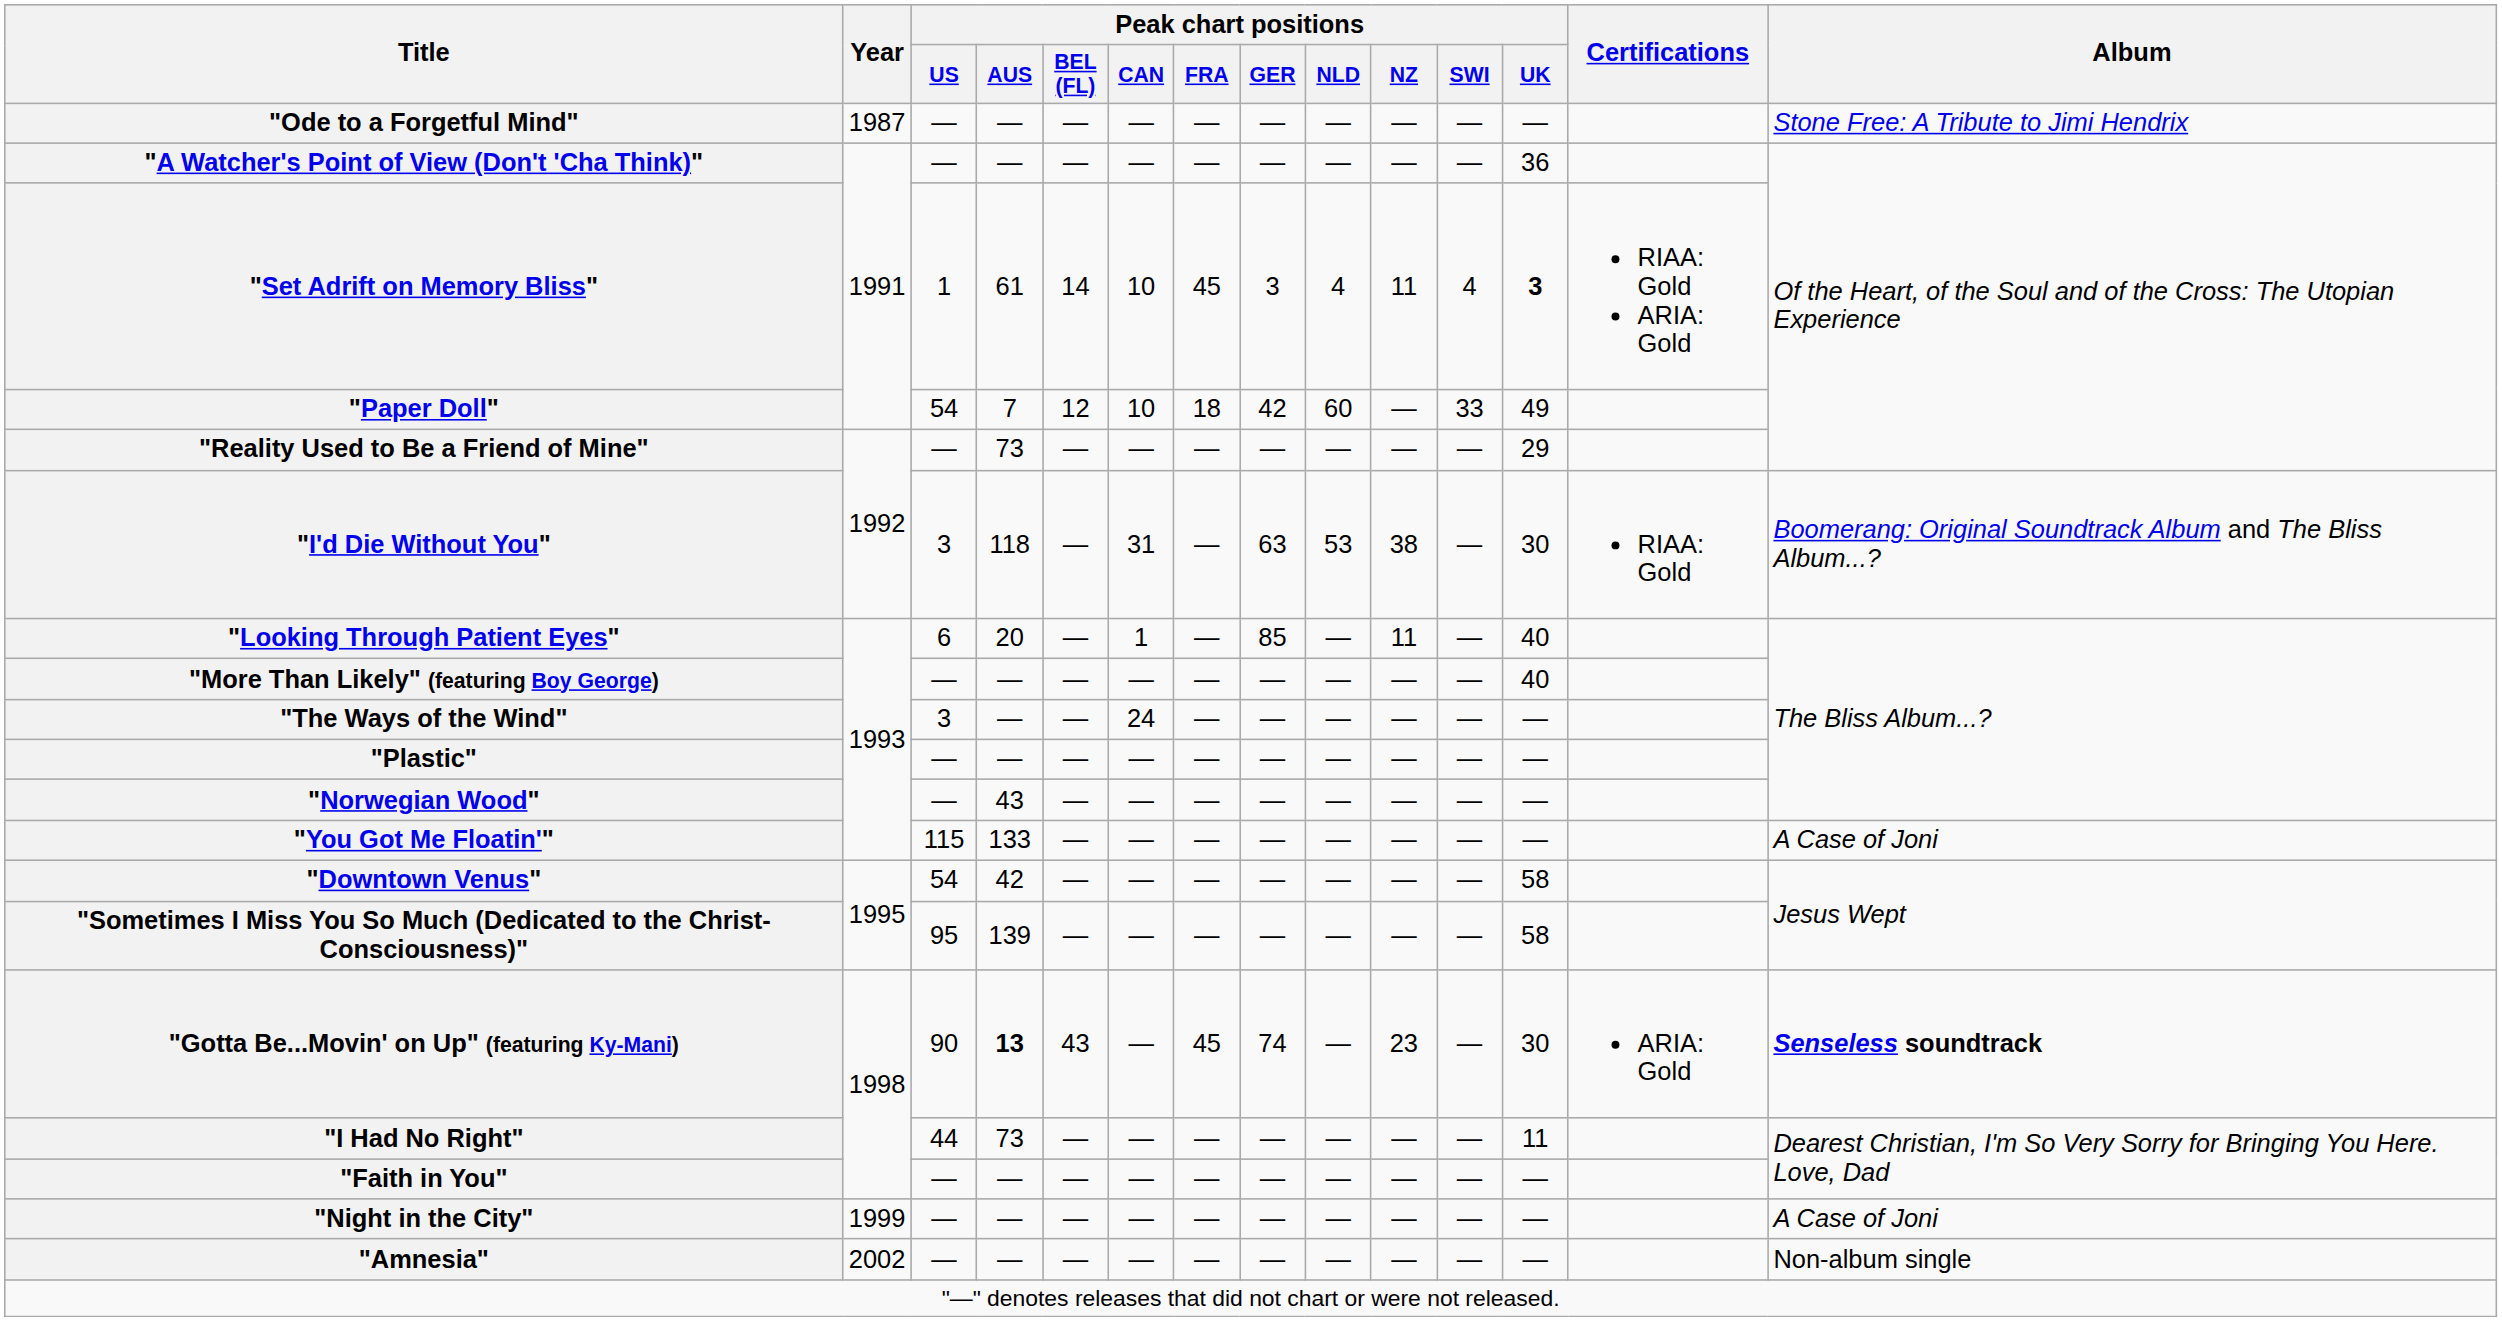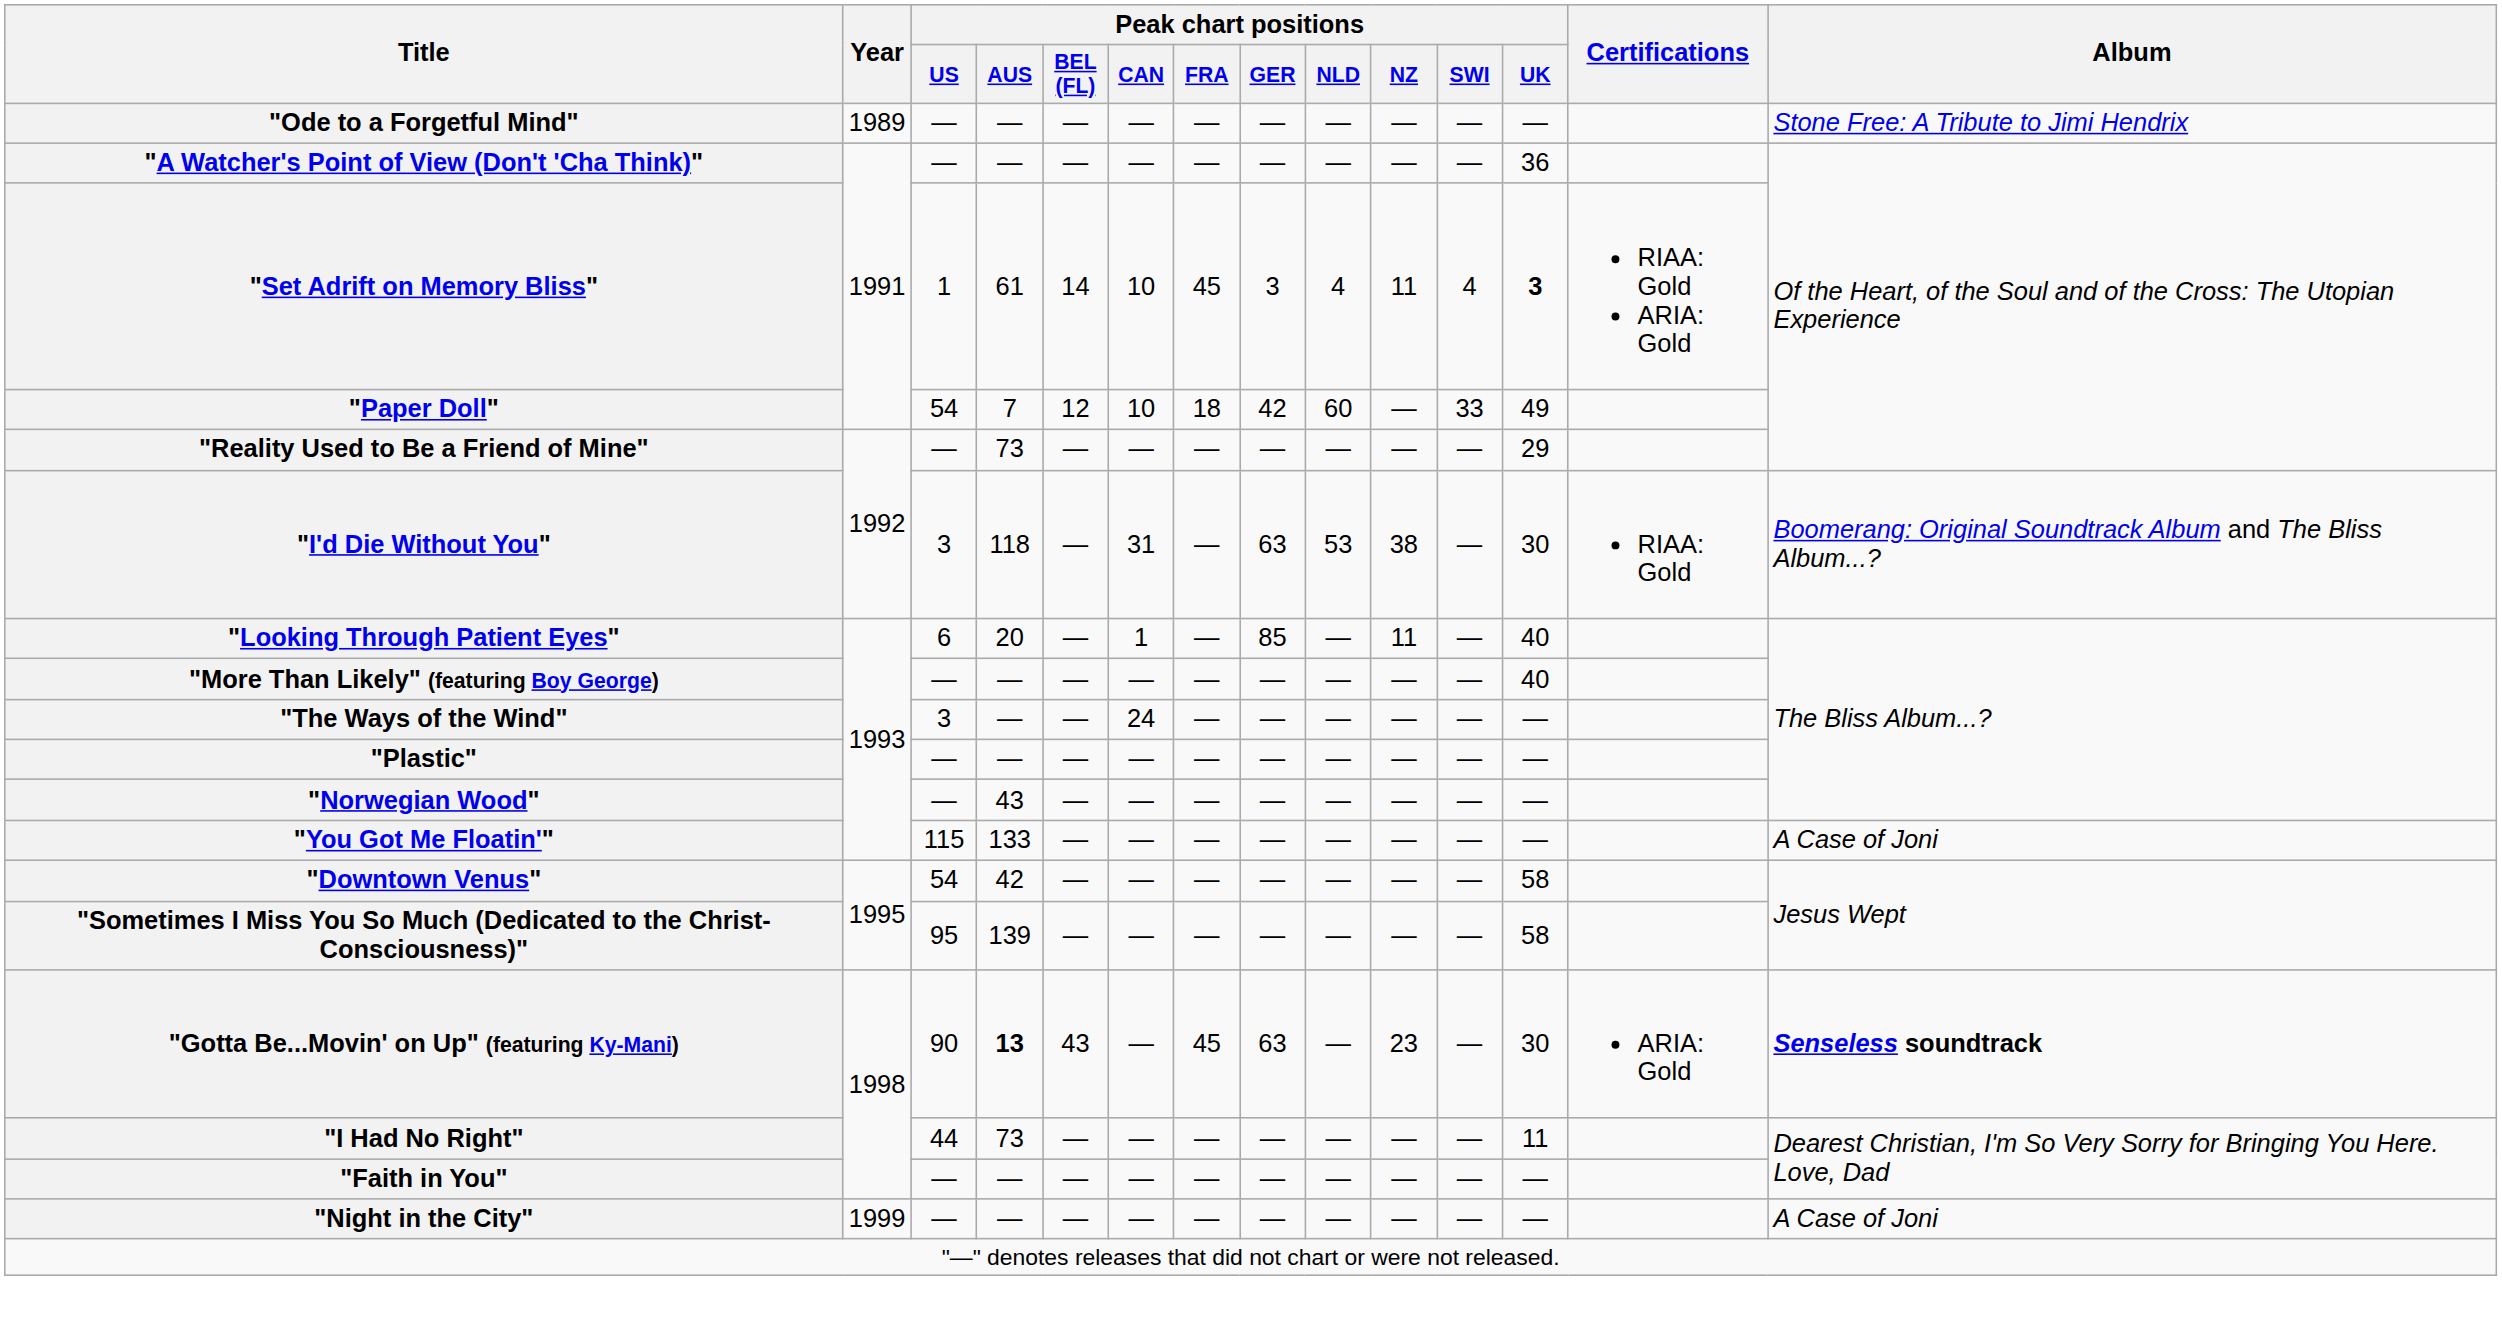(877, 122) 1987 -> (877, 122) 1989
(1272, 1043) 74 -> (1272, 1043) 63
- row: (424, 1259)
